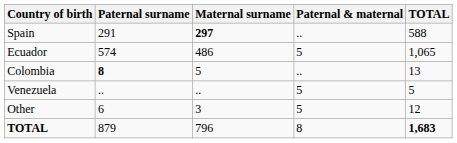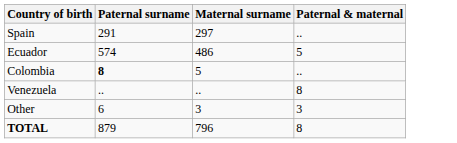- column: (429, 14)
(204, 33) bold -> (204, 33) normal
(299, 90) 5 -> (299, 90) 8
(299, 109) 5 -> (299, 109) 3
